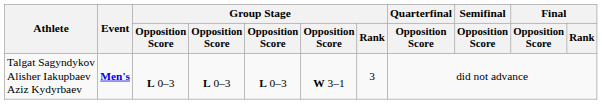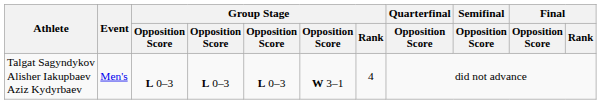(115, 76) bold -> (114, 76) normal
(372, 76) 3 -> (371, 76) 4
